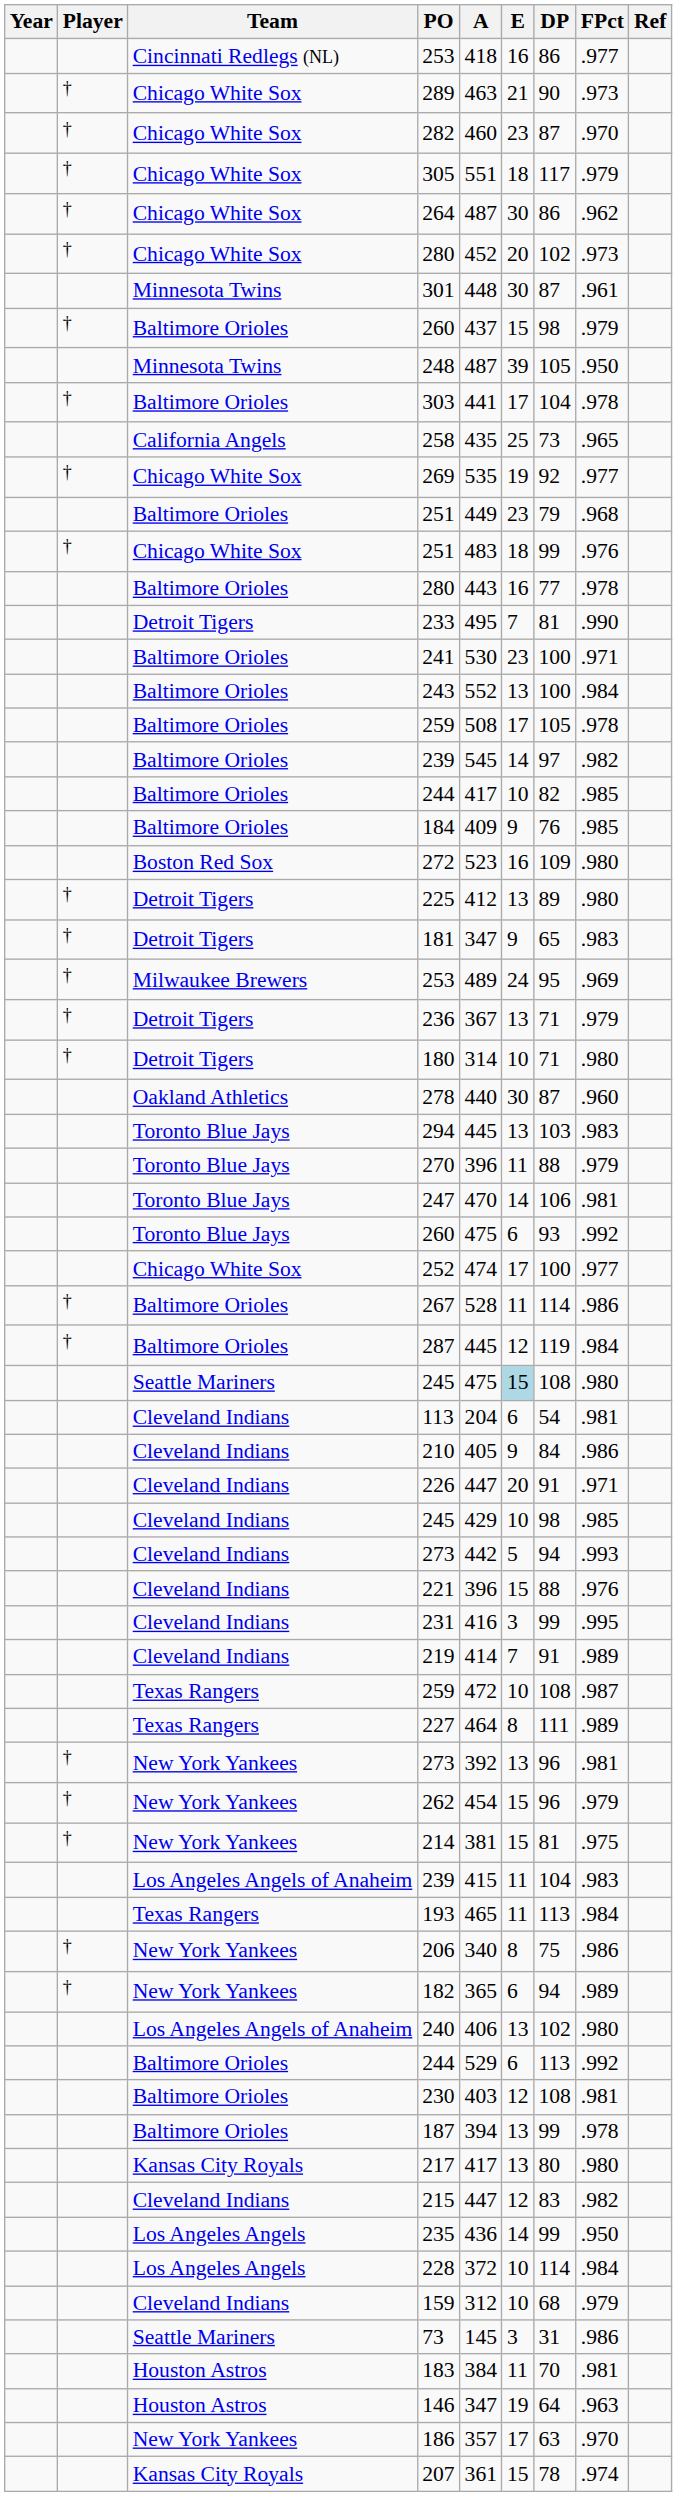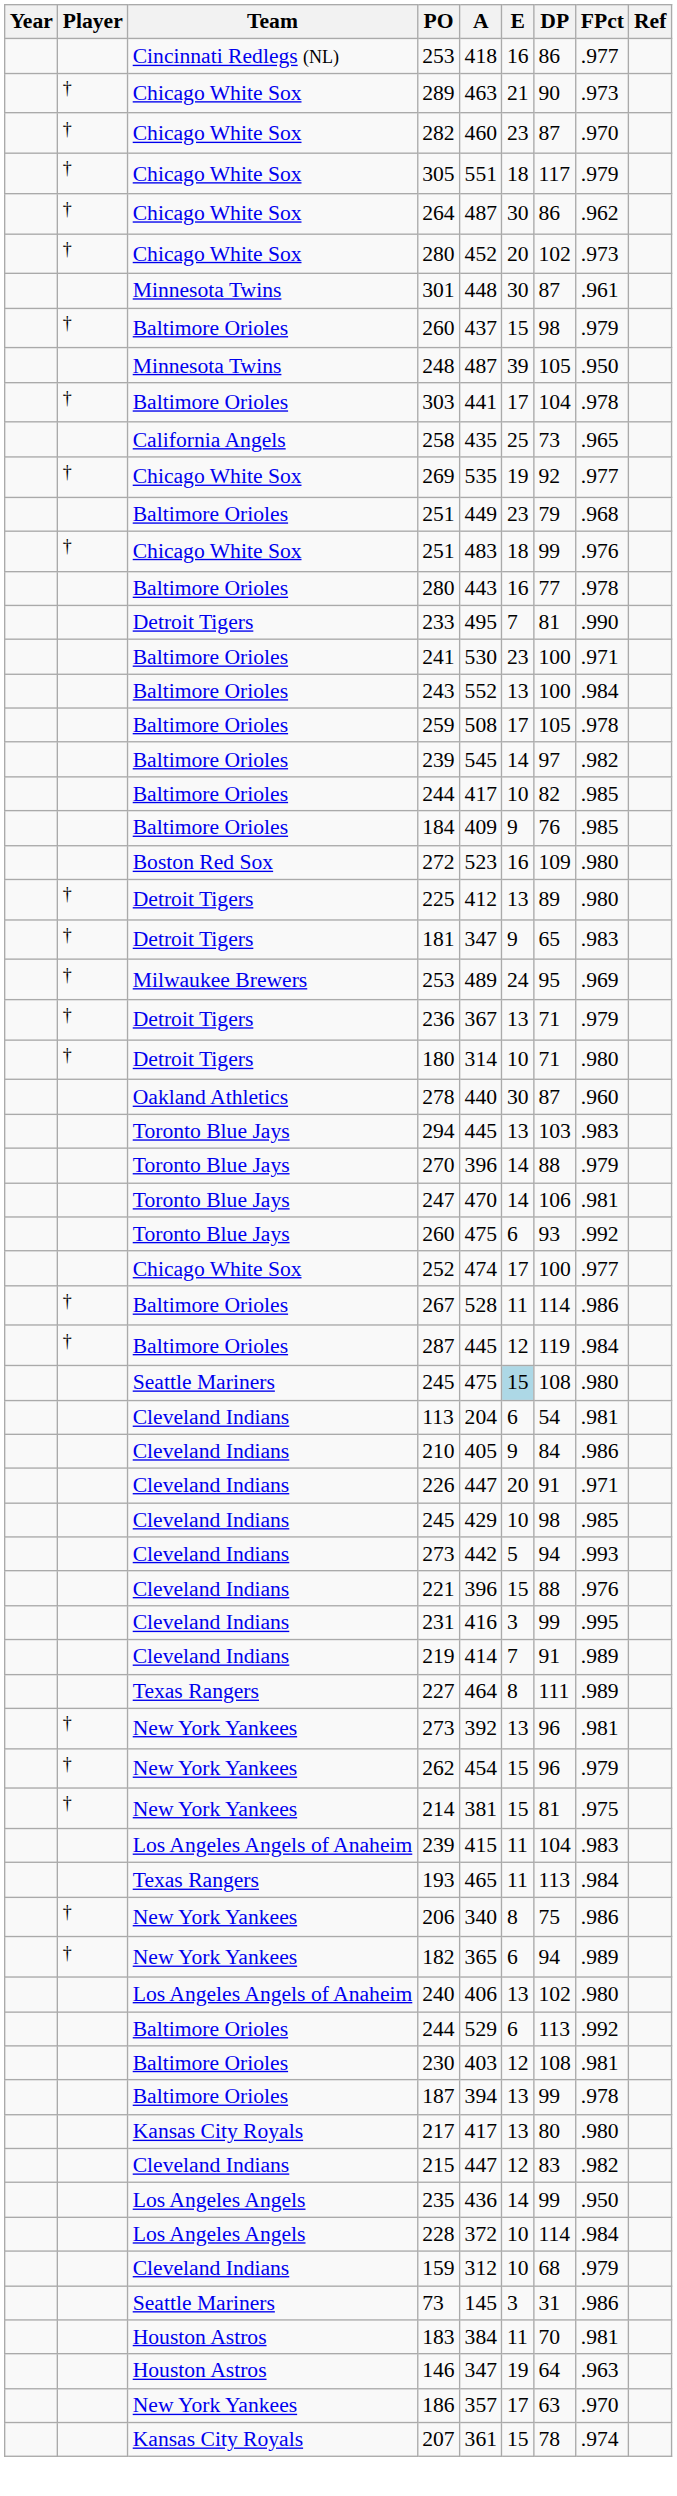(517, 1165) 11 -> (518, 1165) 14
- row: (196, 1690)
